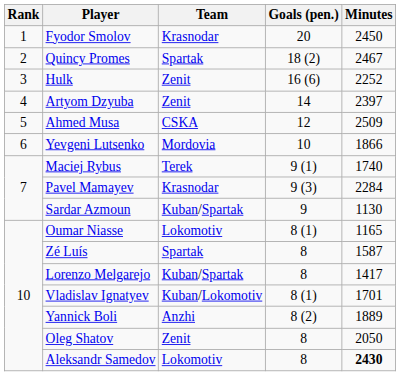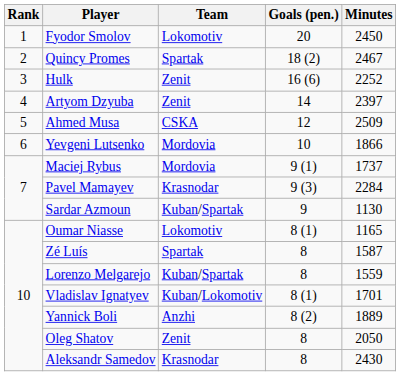(190, 36) Krasnodar -> (192, 36) Lokomotiv
(177, 166) Terek -> (189, 166) Mordovia
(369, 166) 1740 -> (369, 166) 1737
(369, 274) 1417 -> (369, 274) 1559
(192, 360) Lokomotiv -> (190, 360) Krasnodar
(369, 360) bold -> (369, 360) normal
